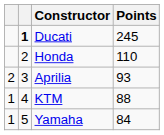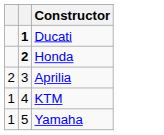- column: (136, 15)
(25, 57) normal -> (25, 57) bold
